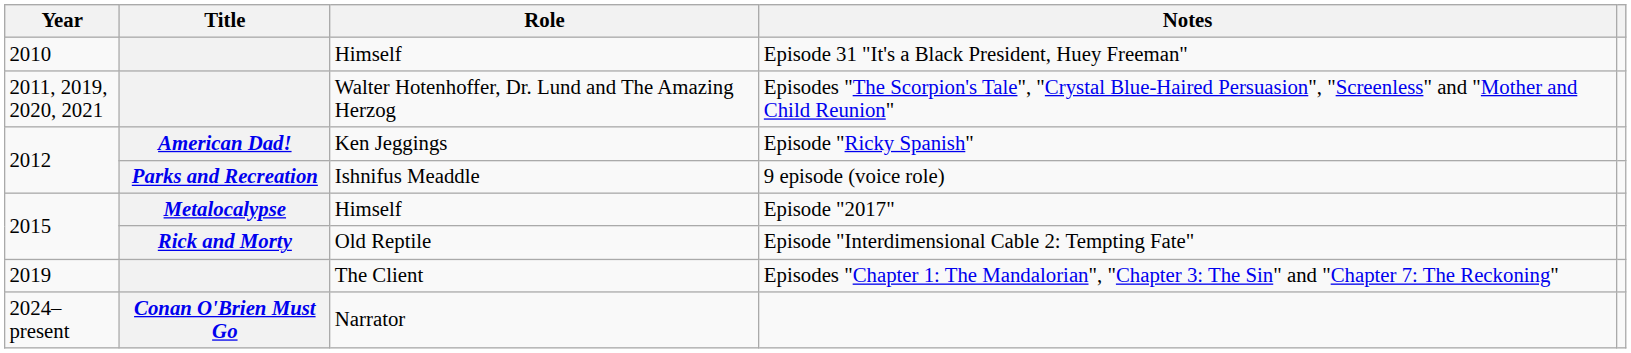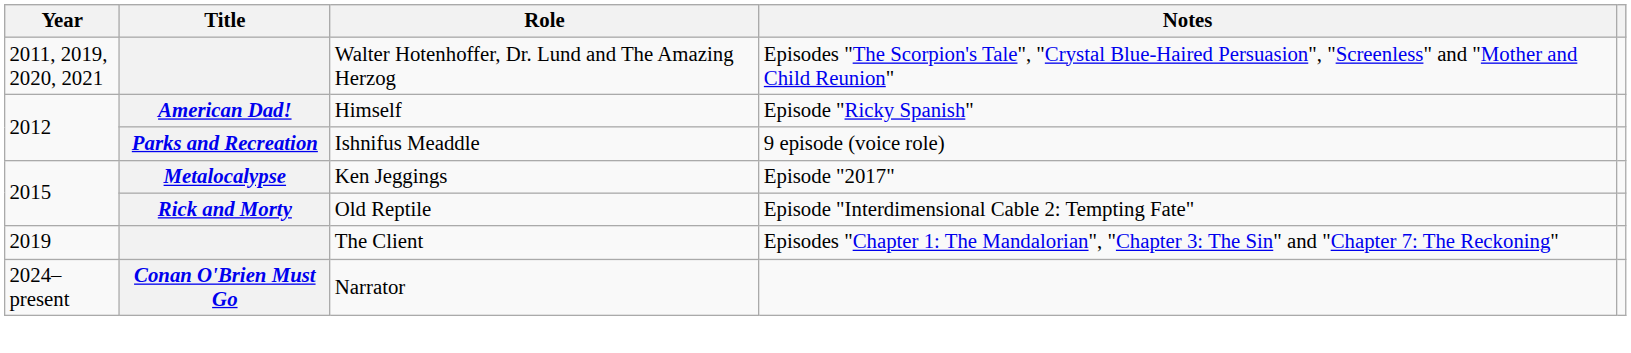- row: (976, 53)
(391, 143) Ken Jeggings -> (368, 110) Himself
(368, 209) Himself -> (391, 176) Ken Jeggings
